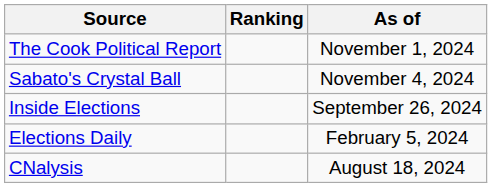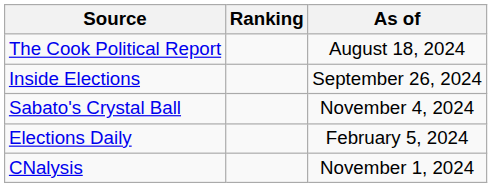(397, 49) November 1, 2024 -> (397, 49) August 18, 2024
rows swapped: (74, 108) <-> (95, 78)
(397, 167) August 18, 2024 -> (397, 167) November 1, 2024
